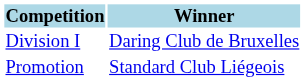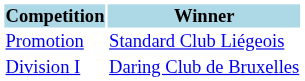rows swapped: (43, 41) <-> (45, 66)
